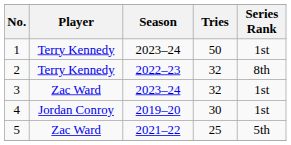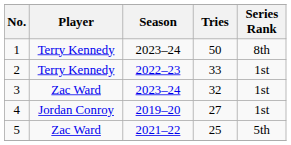(262, 49) 1st -> (262, 49) 8th
(215, 69) 32 -> (215, 69) 33
(262, 69) 8th -> (262, 69) 1st
(215, 110) 30 -> (215, 110) 27
